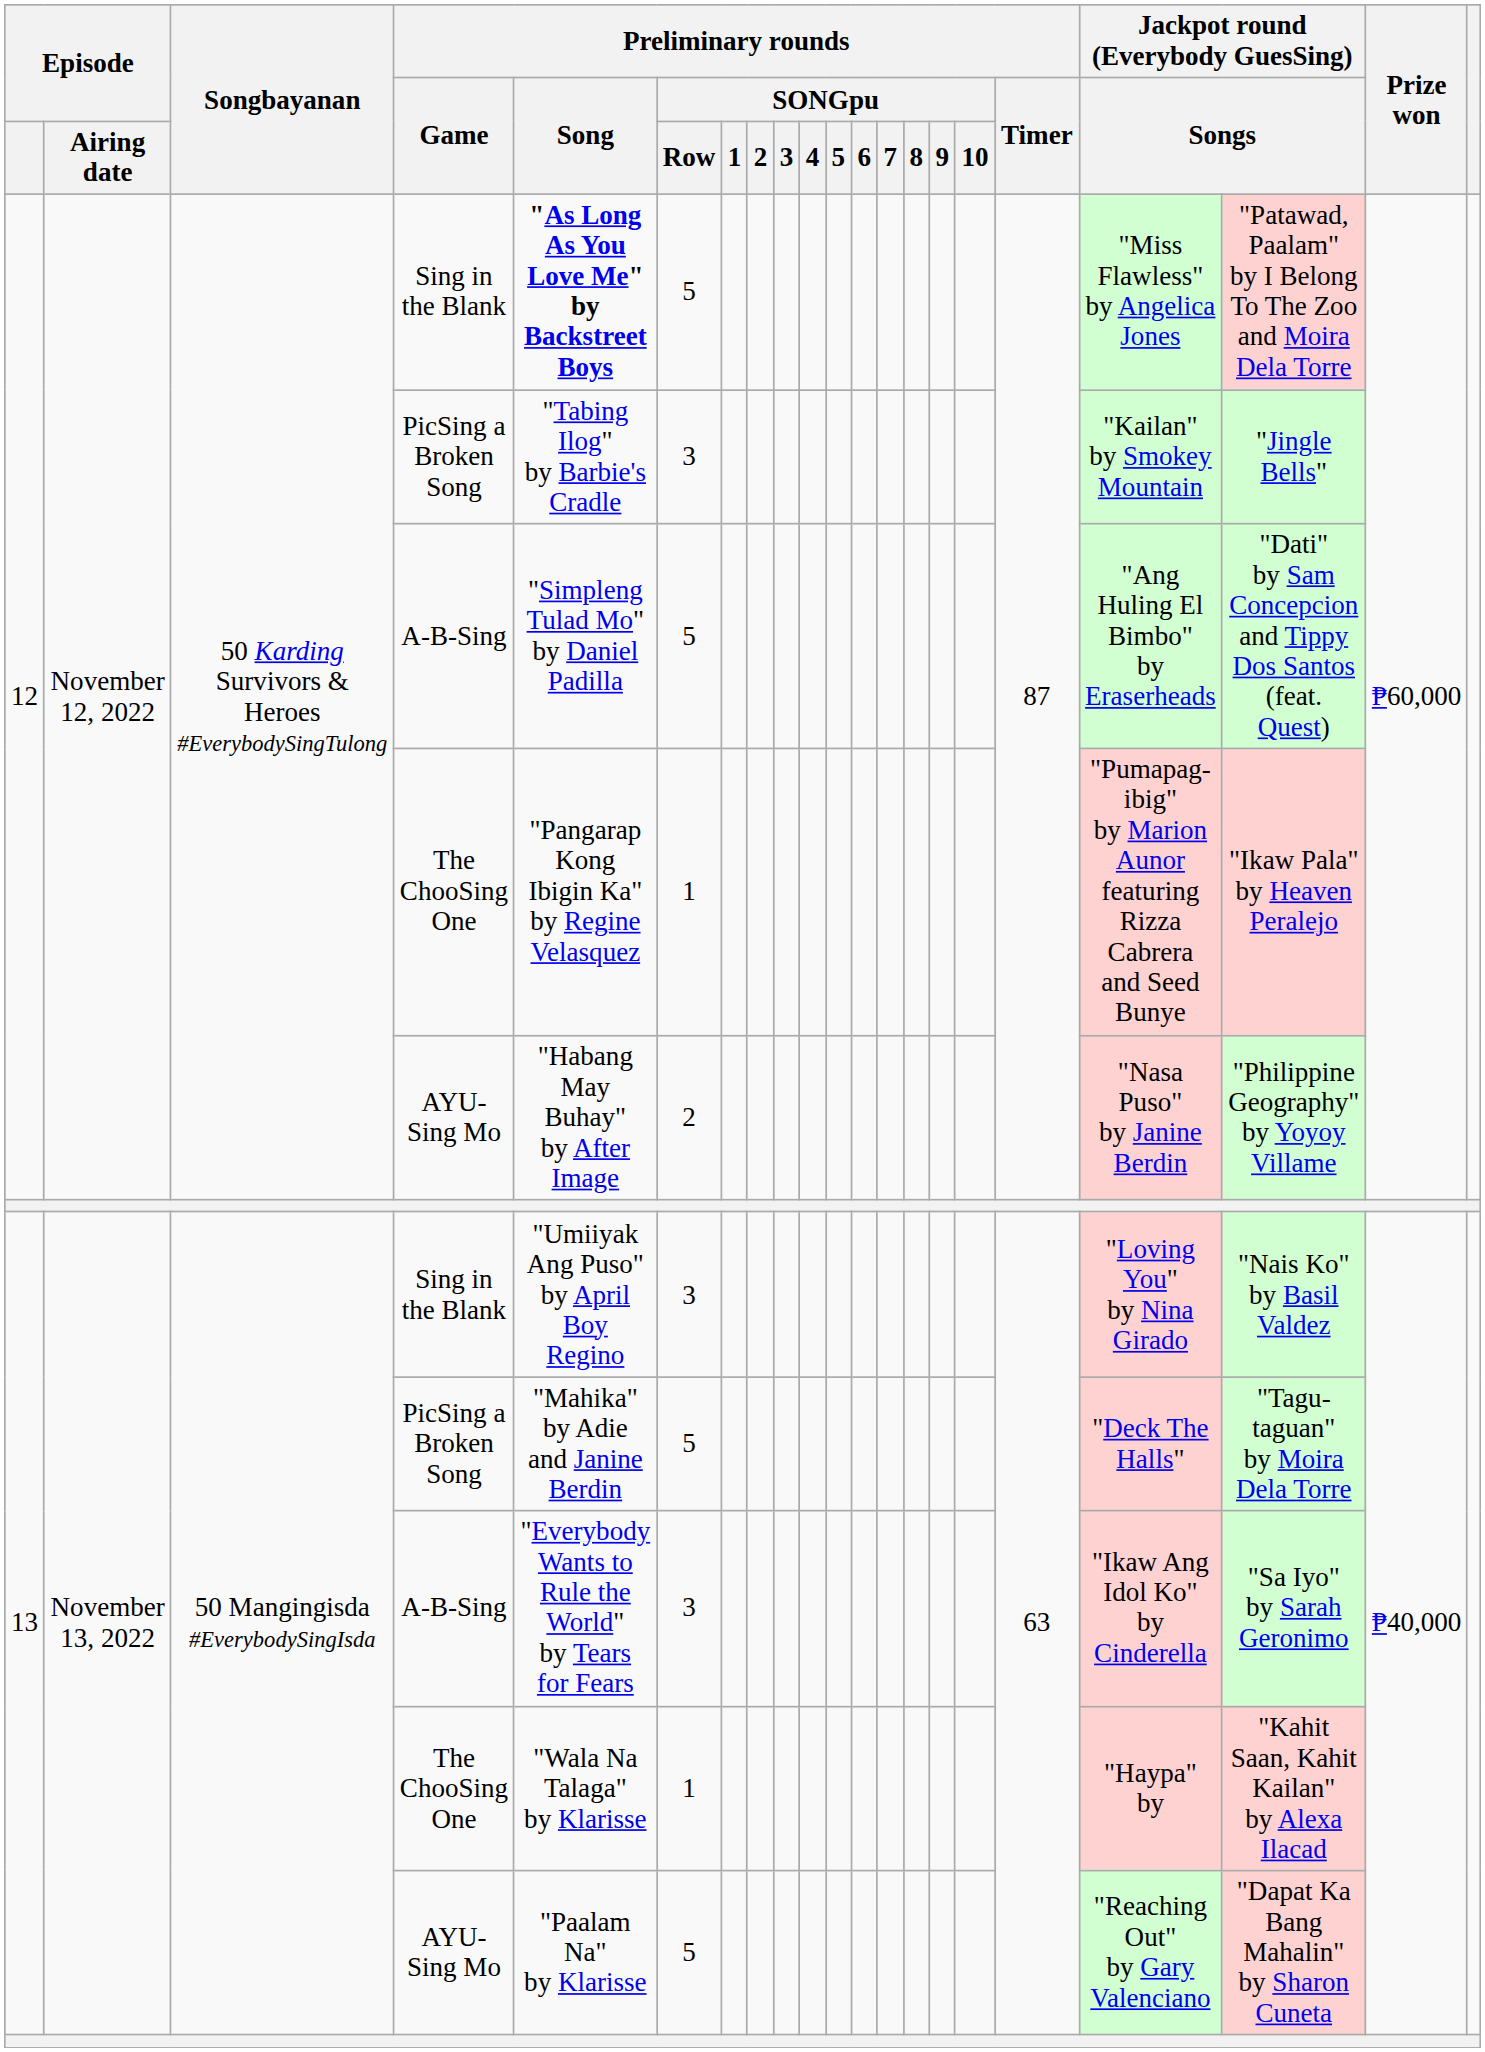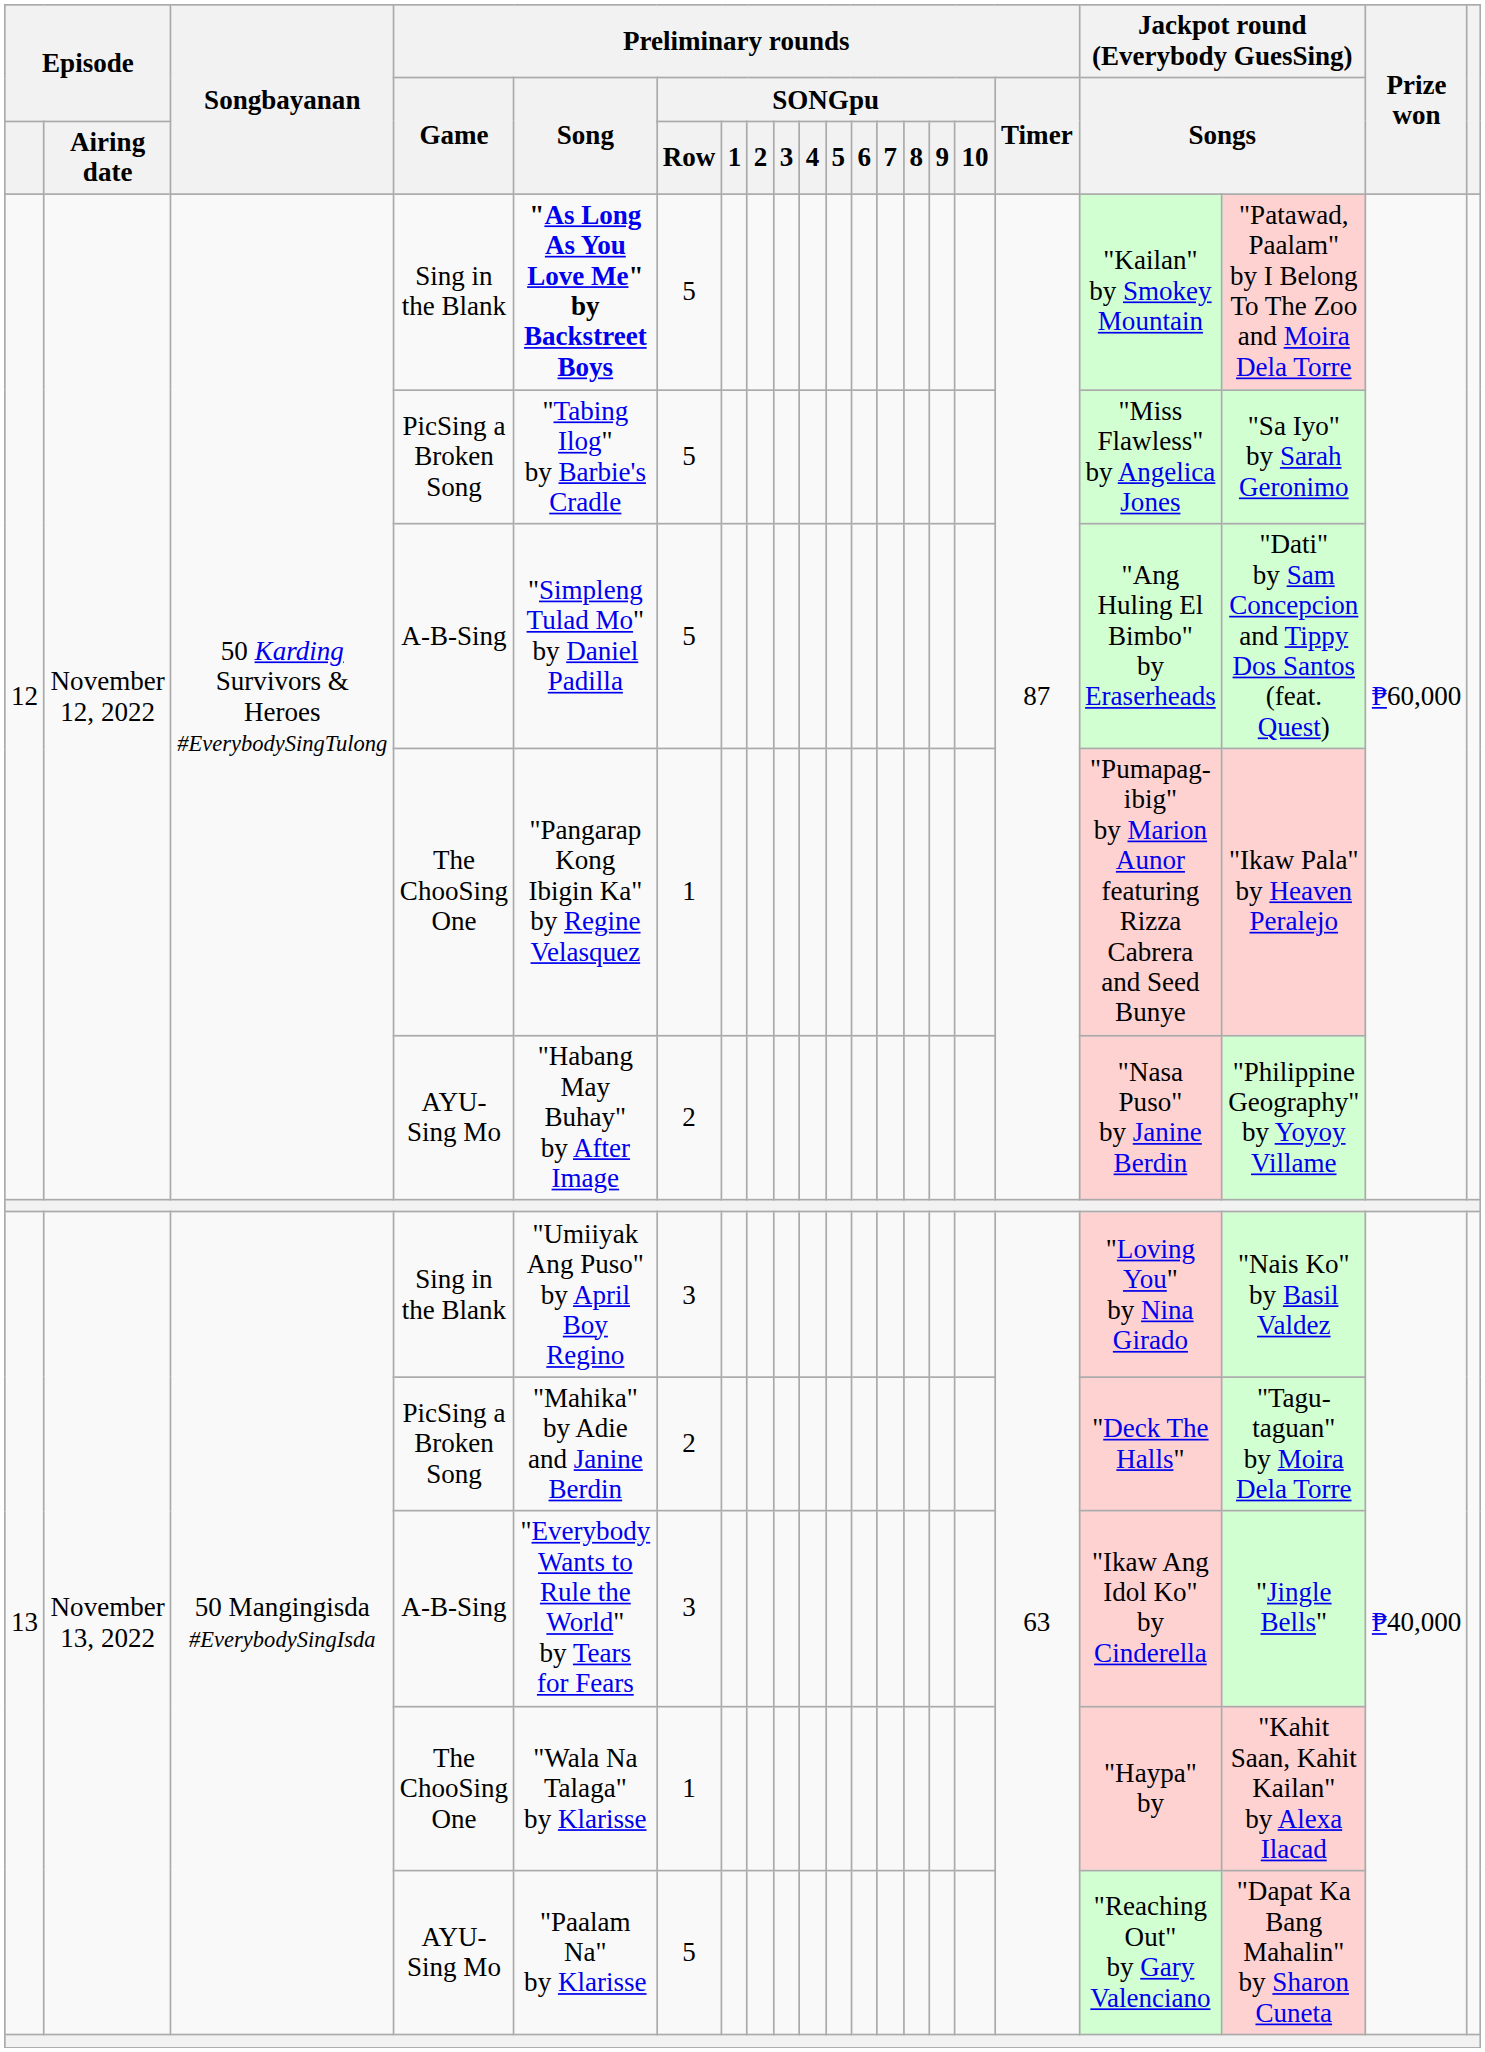(1150, 291) "Miss Flawless" by Angelica Jones -> (1150, 291) "Kailan" by Smokey Mountain
(689, 456) 3 -> (689, 456) 5
(1150, 456) "Kailan" by Smokey Mountain -> (1150, 456) "Miss Flawless" by Angelica Jones
(1294, 456) "Jingle Bells" -> (1294, 456) "Sa Iyo" by Sarah Geronimo
(689, 1443) 5 -> (689, 1443) 2
(1294, 1607) "Sa Iyo" by Sarah Geronimo -> (1294, 1607) "Jingle Bells"
